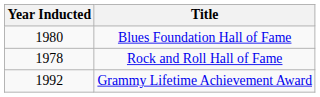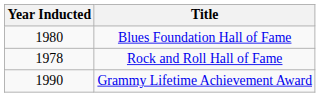(49, 80) 1992 -> (49, 80) 1990
